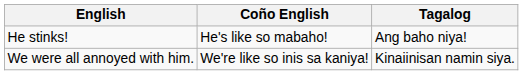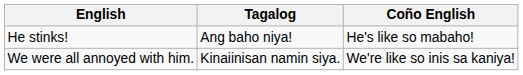columns swapped: (445, 15) <-> (284, 15)
